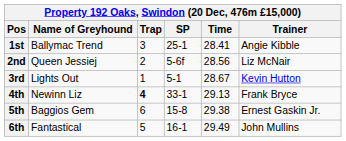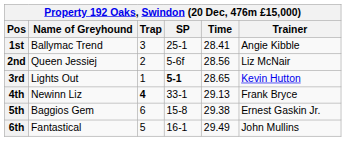(174, 78) normal -> (174, 78) bold
(217, 78) 28.67 -> (217, 78) 28.65
